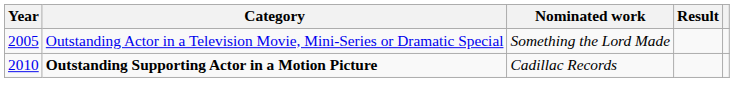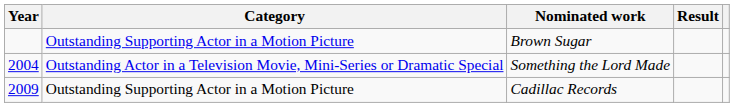+ row: (551, 41)
(23, 41) 2005 -> (23, 65) 2004
(23, 65) 2010 -> (23, 89) 2009
(212, 65) bold -> (200, 89) normal
